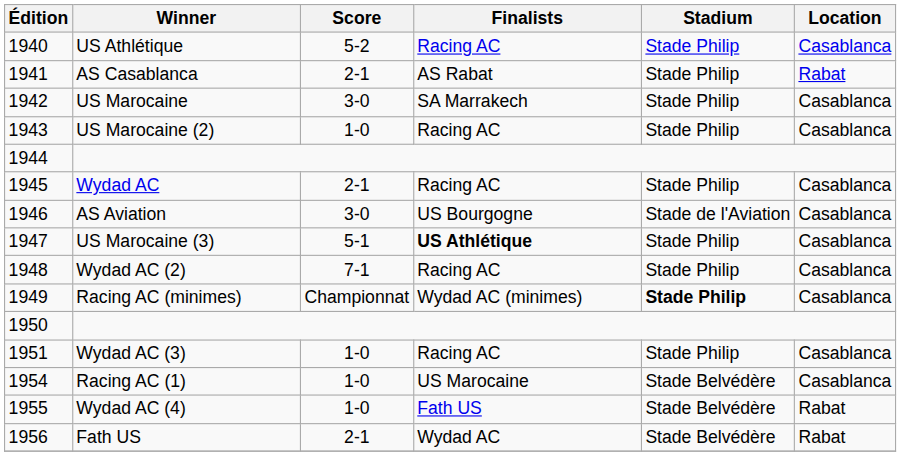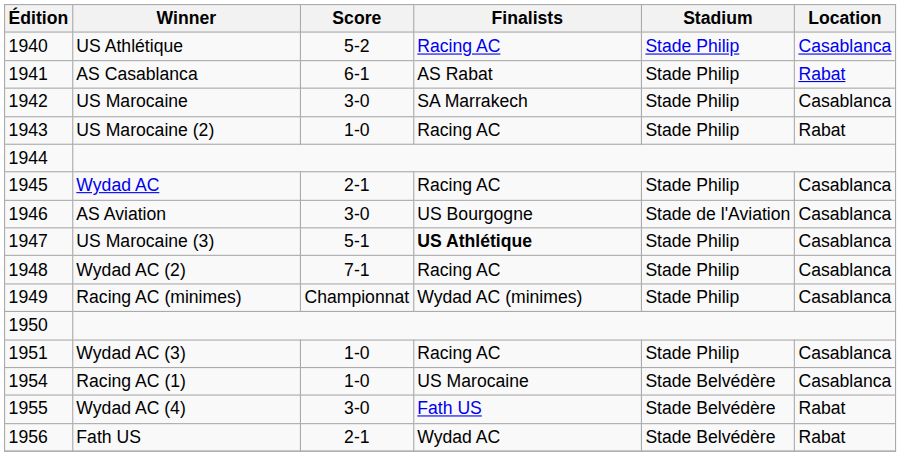(357, 74) 2-1 -> (357, 74) 6-1
(845, 130) Casablanca -> (822, 130) Rabat
(696, 297) bold -> (692, 297) normal
(357, 409) 1-0 -> (357, 409) 3-0
